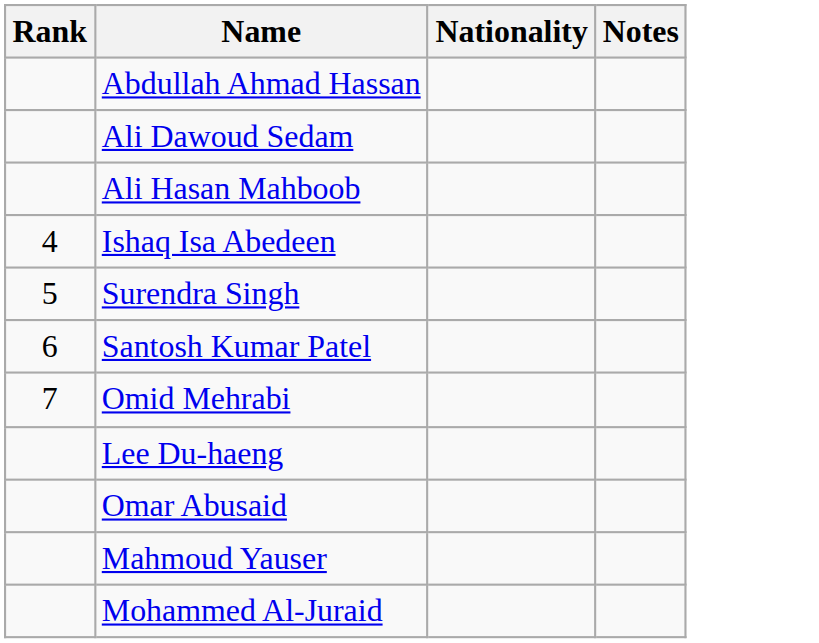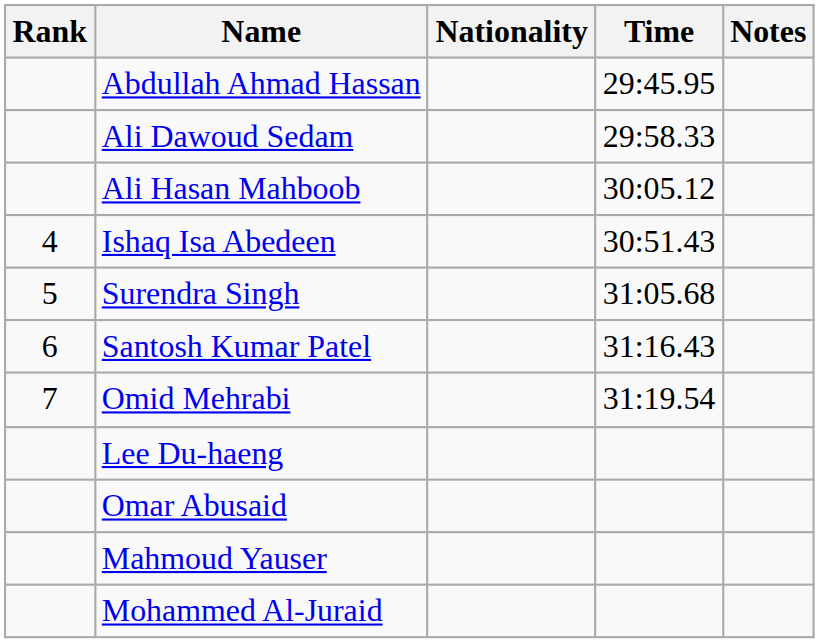+ column: (659, 31)
